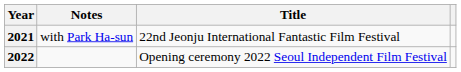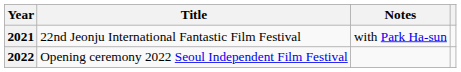columns swapped: (293, 15) <-> (87, 15)
